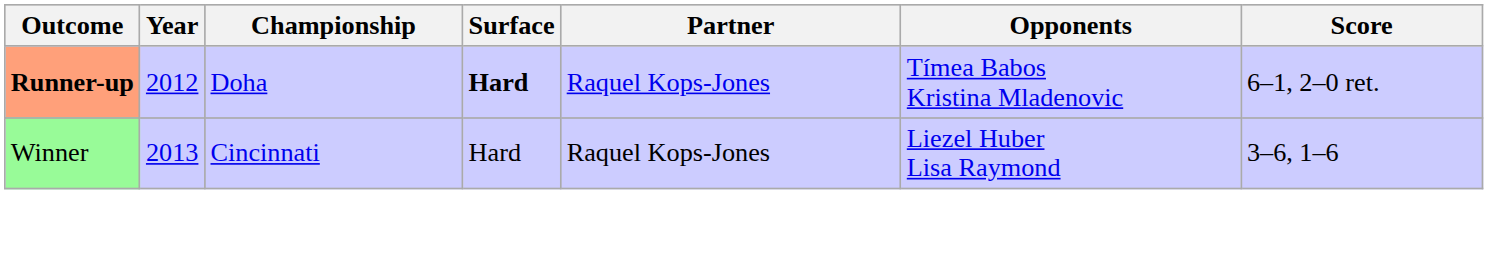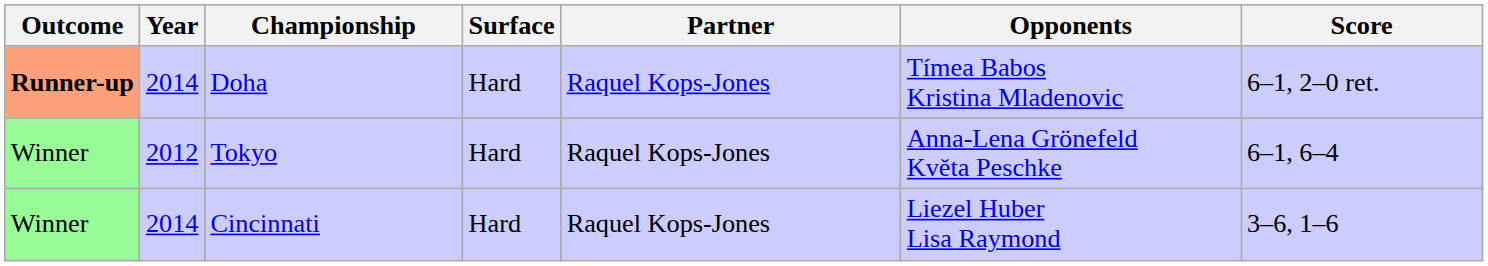(172, 81) 2012 -> (172, 81) 2014
(498, 81) bold -> (495, 81) normal
+ row: (244, 152)
(172, 152) 2013 -> (172, 223) 2014
